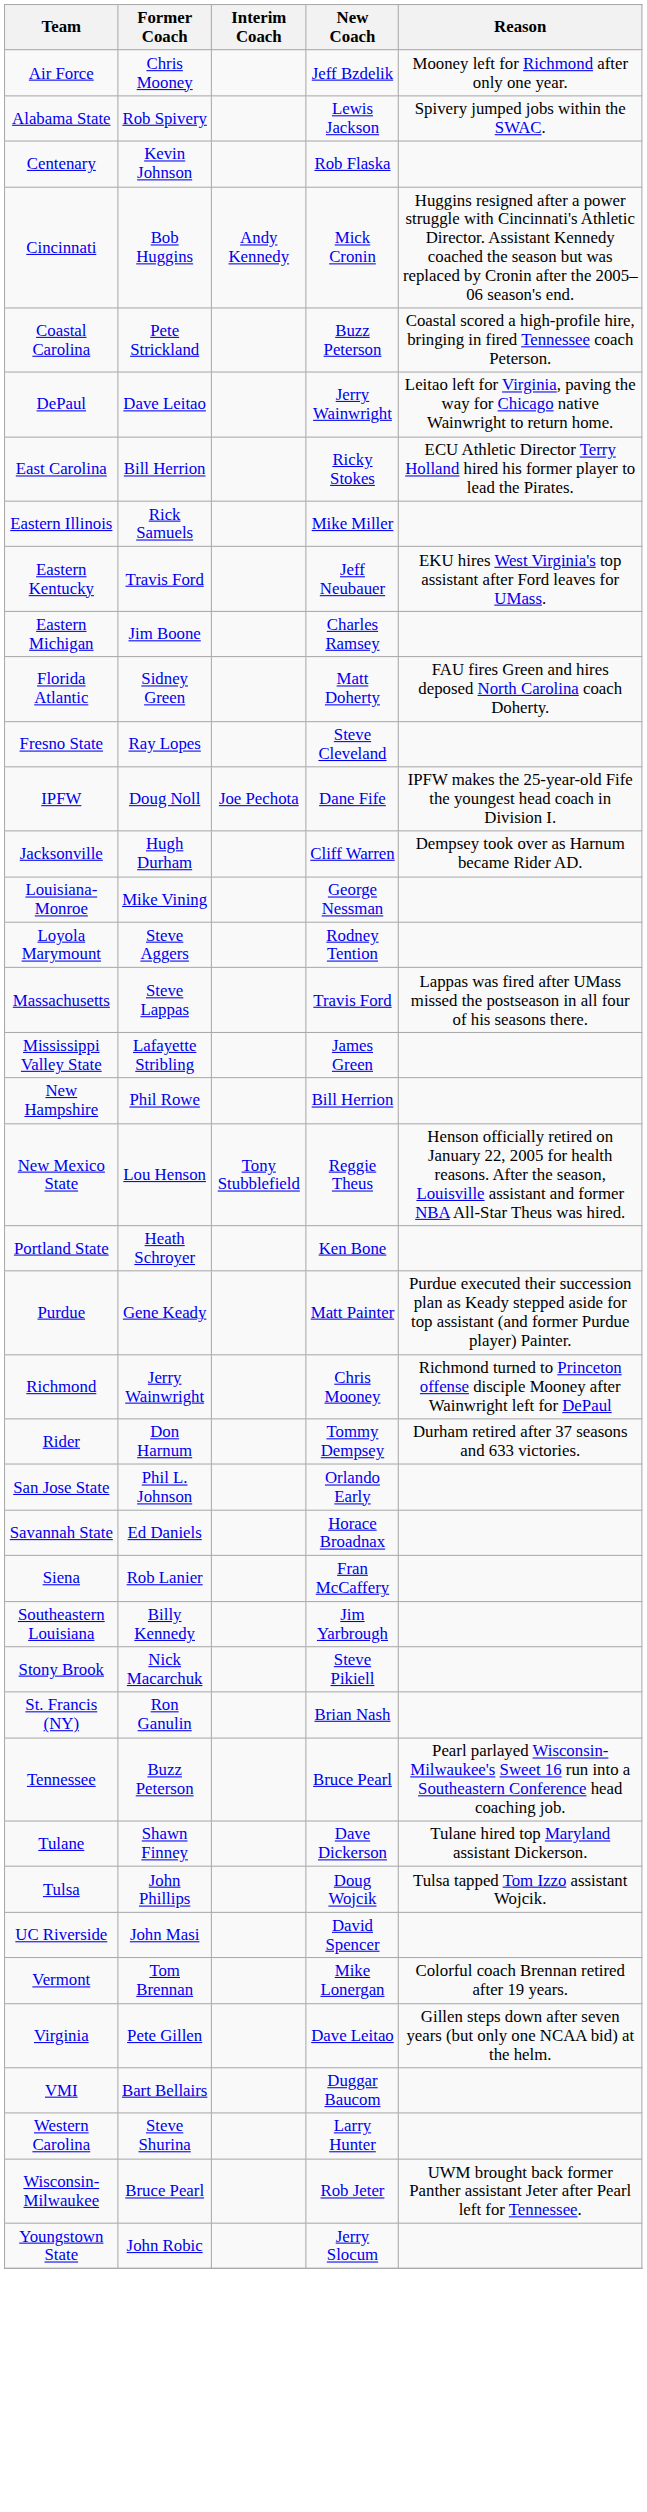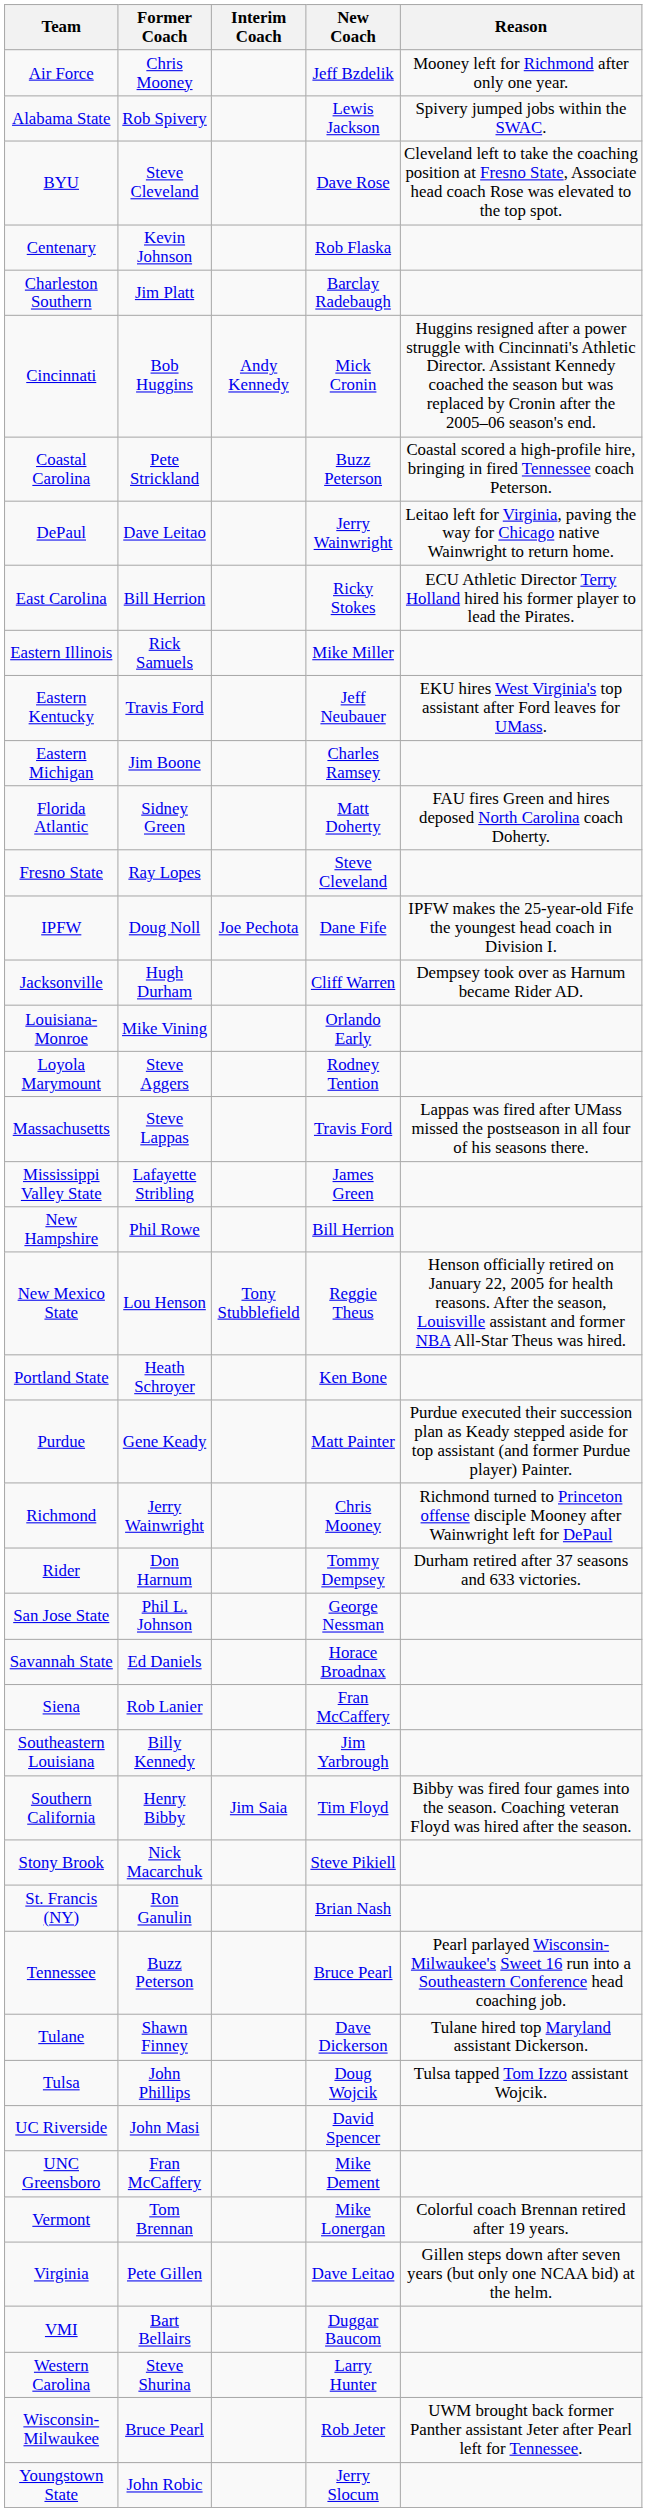+ row: (61, 182)
+ row: (61, 292)
(352, 899) George Nessman -> (353, 1028) Orlando Early
(352, 1487) Orlando Early -> (353, 1616) George Nessman
+ row: (61, 1807)
+ row: (61, 2173)
